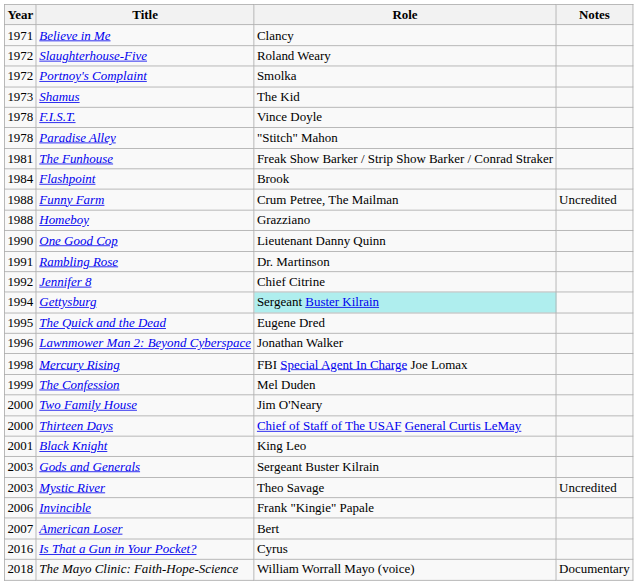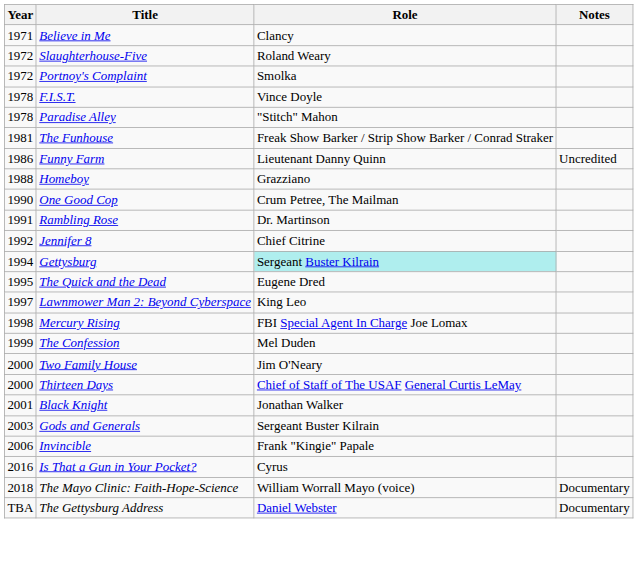- row: (59, 96)
- row: (67, 179)
(20, 199) 1988 -> (20, 158) 1986
(328, 199) Crum Petree, The Mailman -> (321, 158) Lieutenant Danny Quinn
(321, 240) Lieutenant Danny Quinn -> (328, 199) Crum Petree, The Mailman
(20, 343) 1996 -> (20, 302) 1997
(300, 343) Jonathan Walker -> (282, 302) King Leo
(282, 446) King Leo -> (300, 405) Jonathan Walker
- row: (72, 487)
- row: (81, 528)
+ row: (101, 508)
